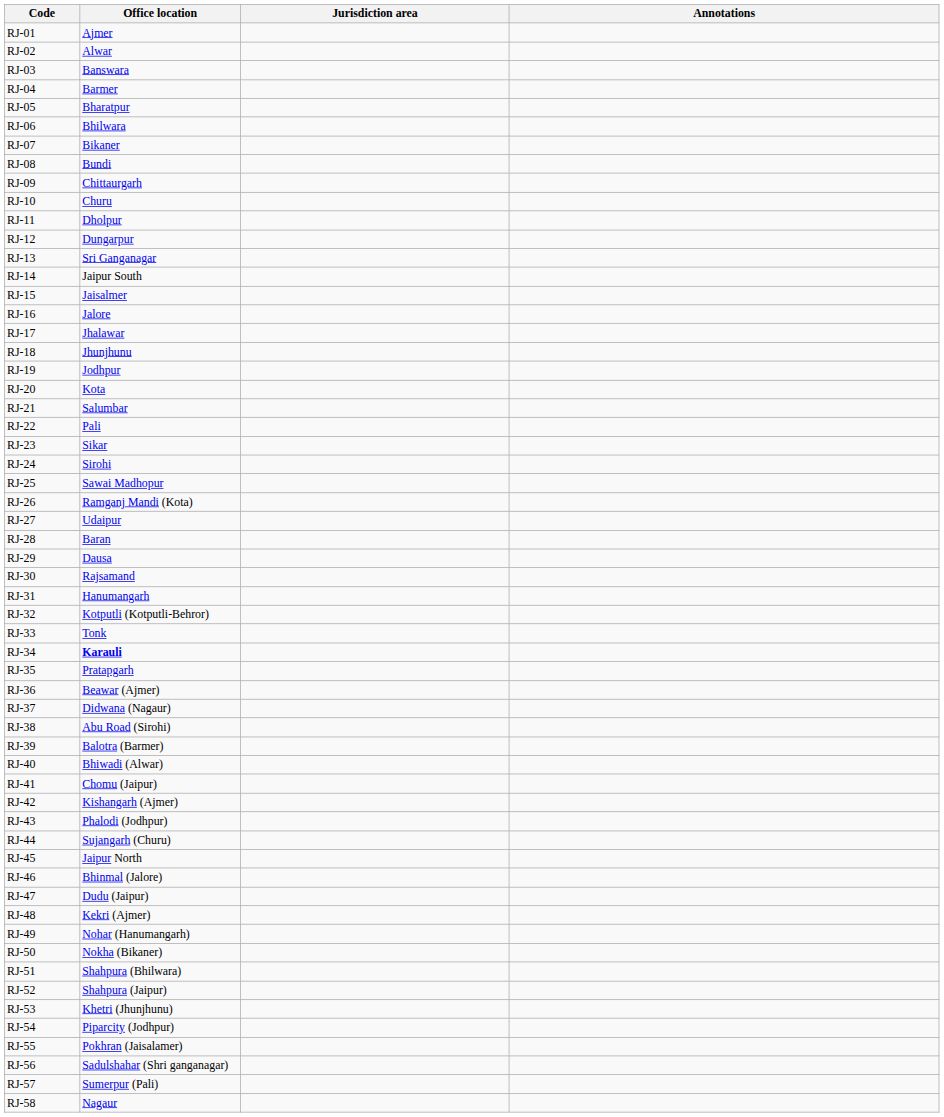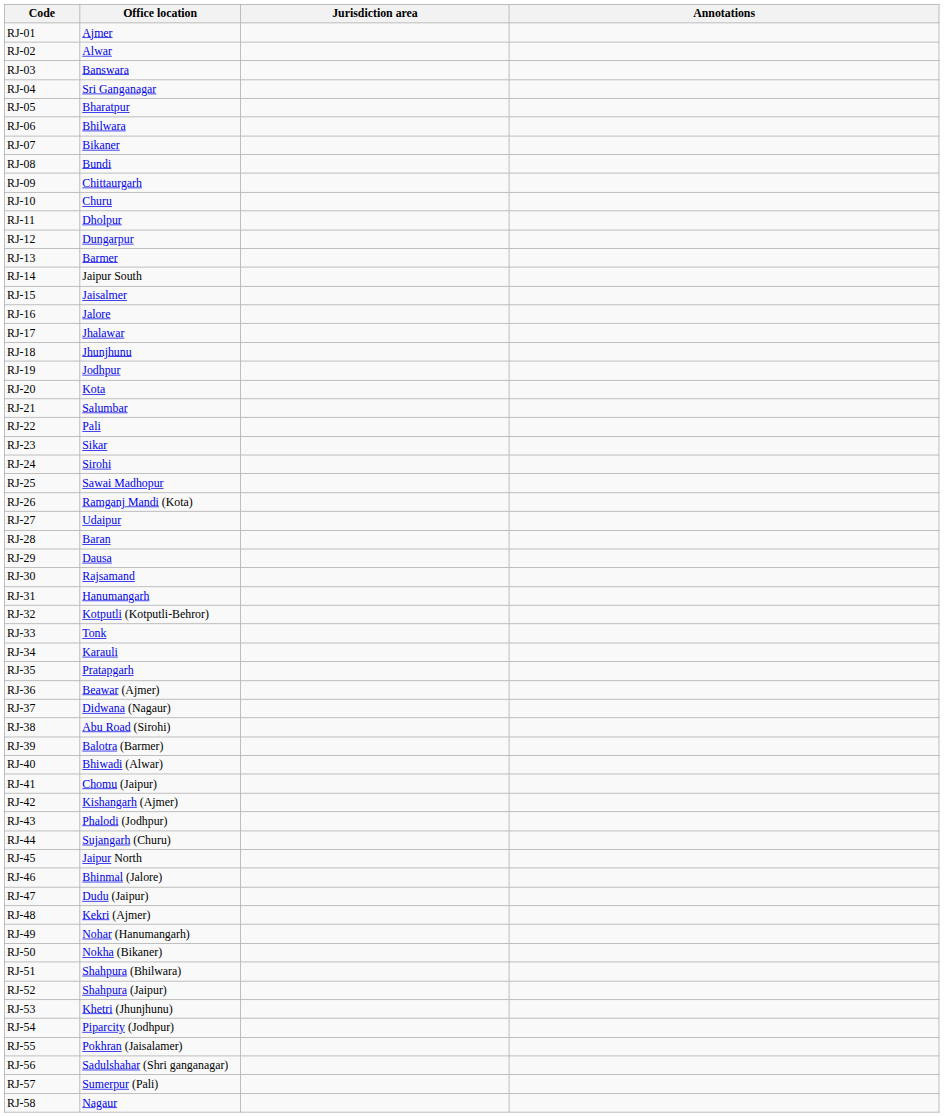(100, 88) Barmer -> (119, 88) Sri Ganganagar
(119, 257) Sri Ganganagar -> (100, 257) Barmer
(102, 652) bold -> (100, 652) normal
